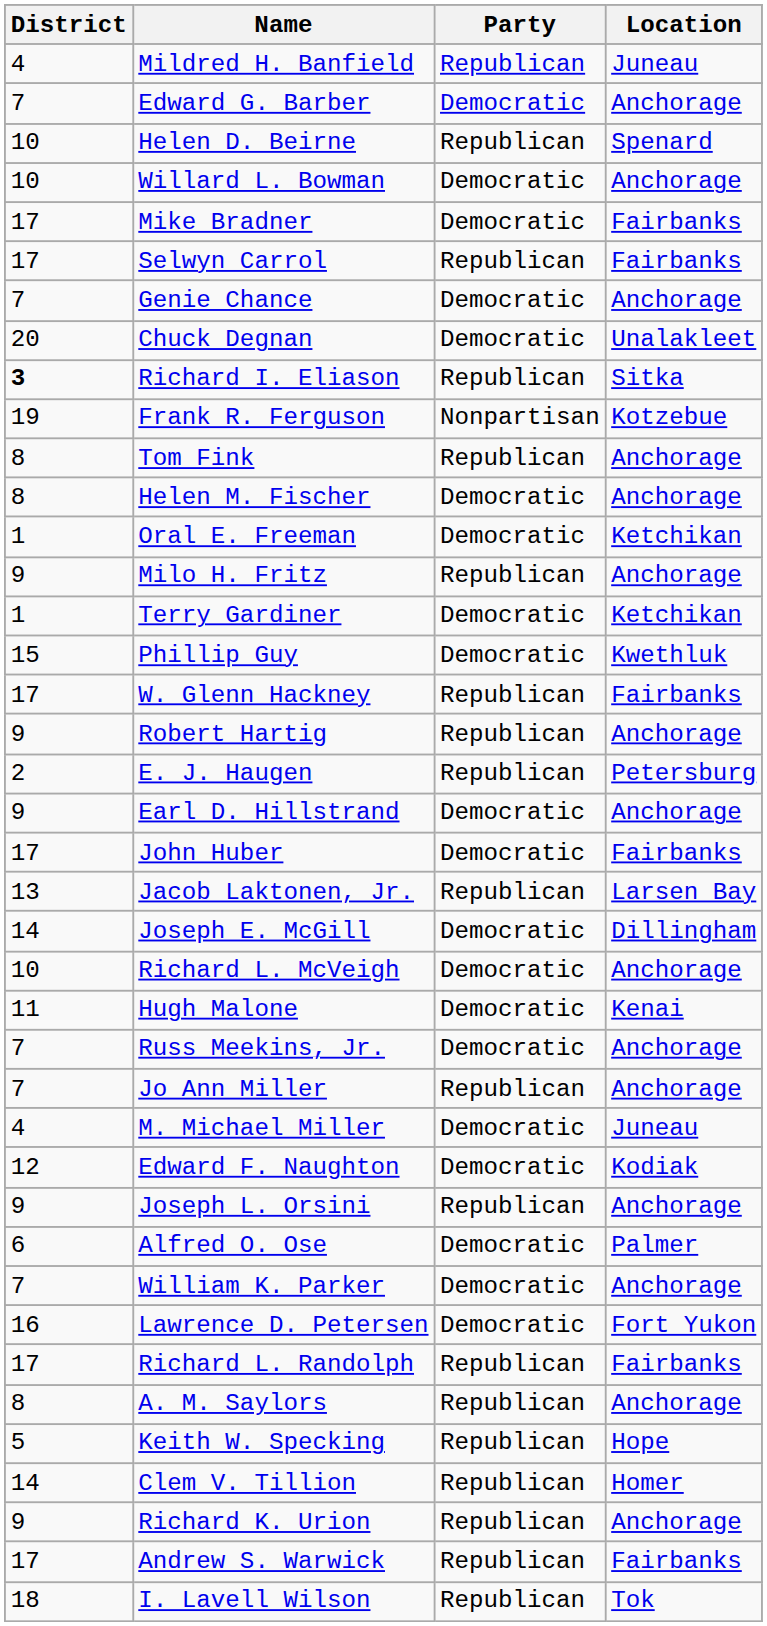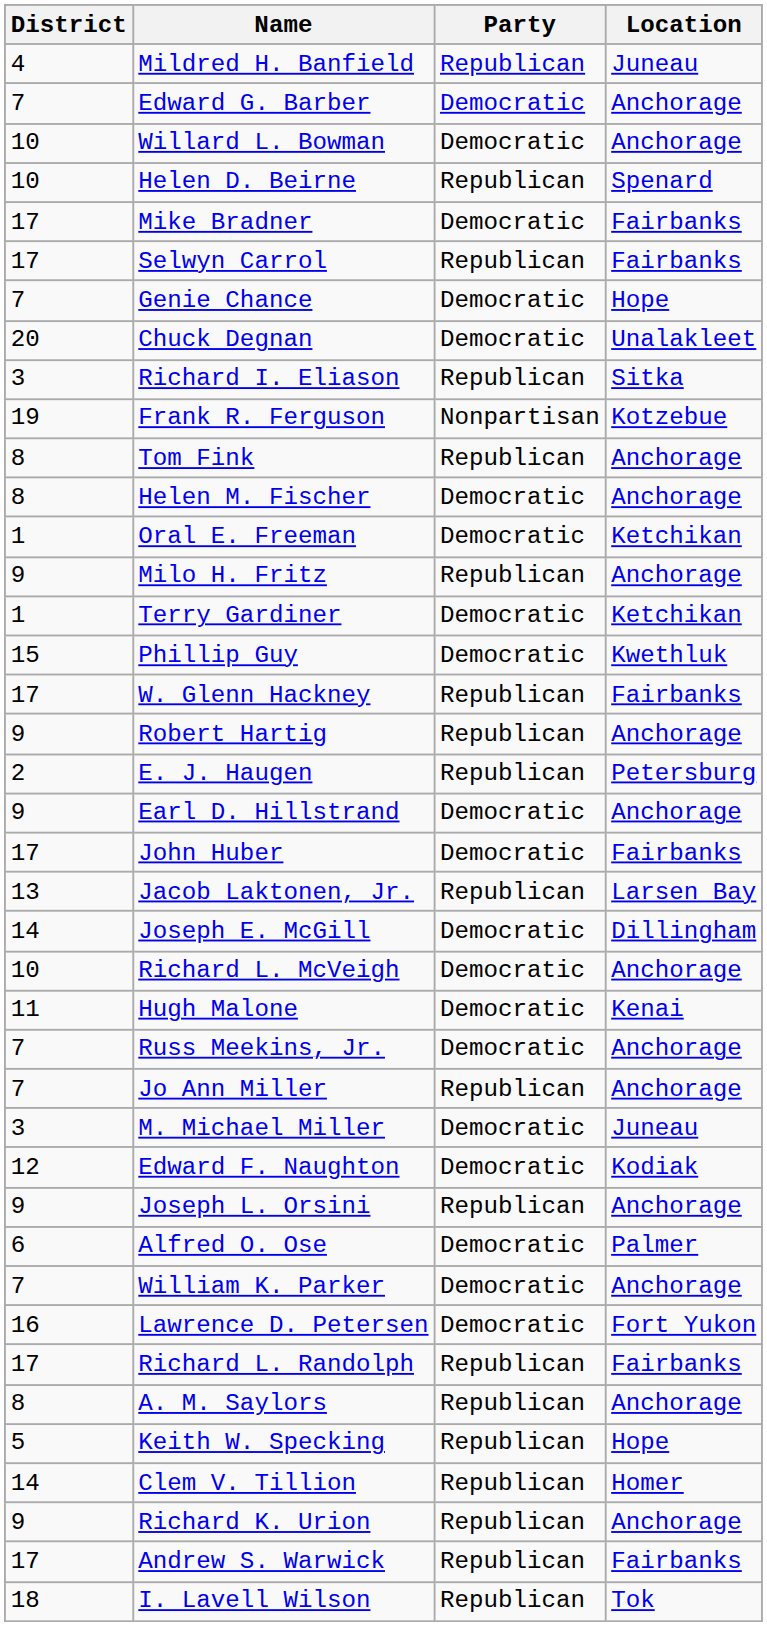rows swapped: (247, 143) <-> (262, 182)
(676, 300) Anchorage -> (640, 300) Hope
(18, 379) bold -> (18, 379) normal
(18, 1128) 4 -> (18, 1128) 3
